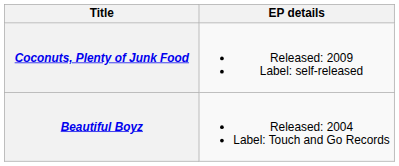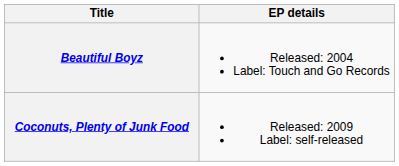rows swapped: (102, 126) <-> (102, 57)
